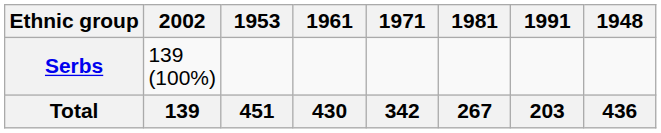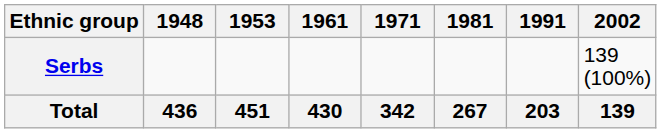columns swapped: (620, 21) <-> (182, 21)
